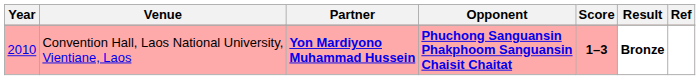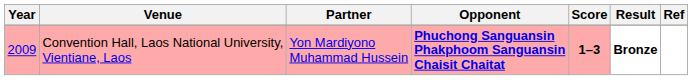(22, 50) 2010 -> (22, 50) 2009
(352, 50) bold -> (349, 50) normal
